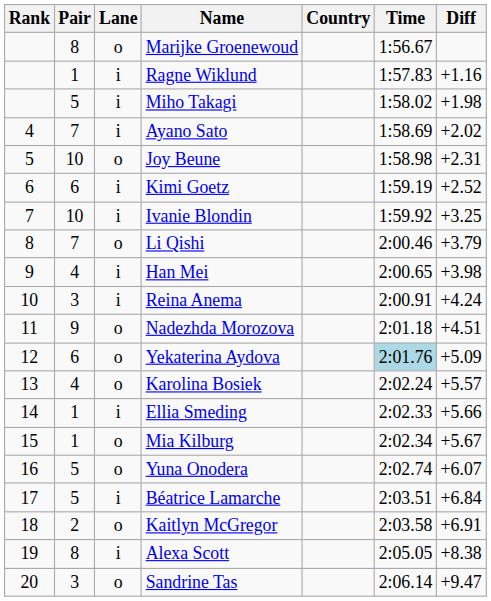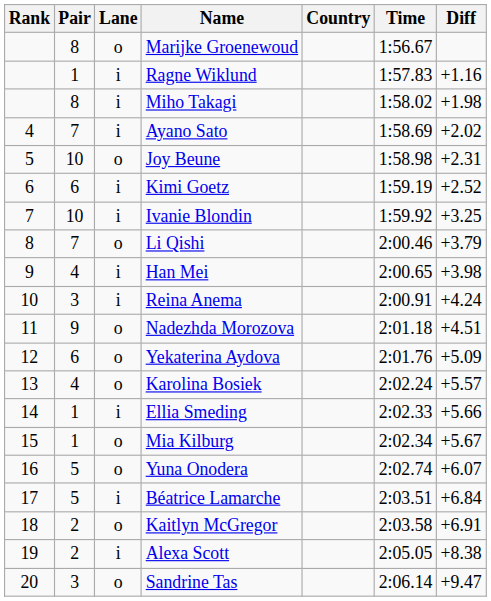(75, 103) 5 -> (75, 103) 8
(406, 356) lightblue background -> (406, 356) no background
(75, 553) 8 -> (75, 553) 2
